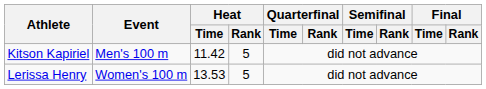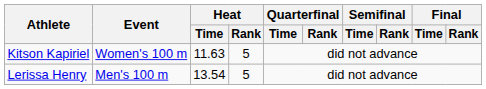(132, 54) Men's 100 m -> (141, 54) Women's 100 m
(209, 54) 11.42 -> (209, 54) 11.63
(141, 75) Women's 100 m -> (132, 75) Men's 100 m
(209, 75) 13.53 -> (209, 75) 13.54
